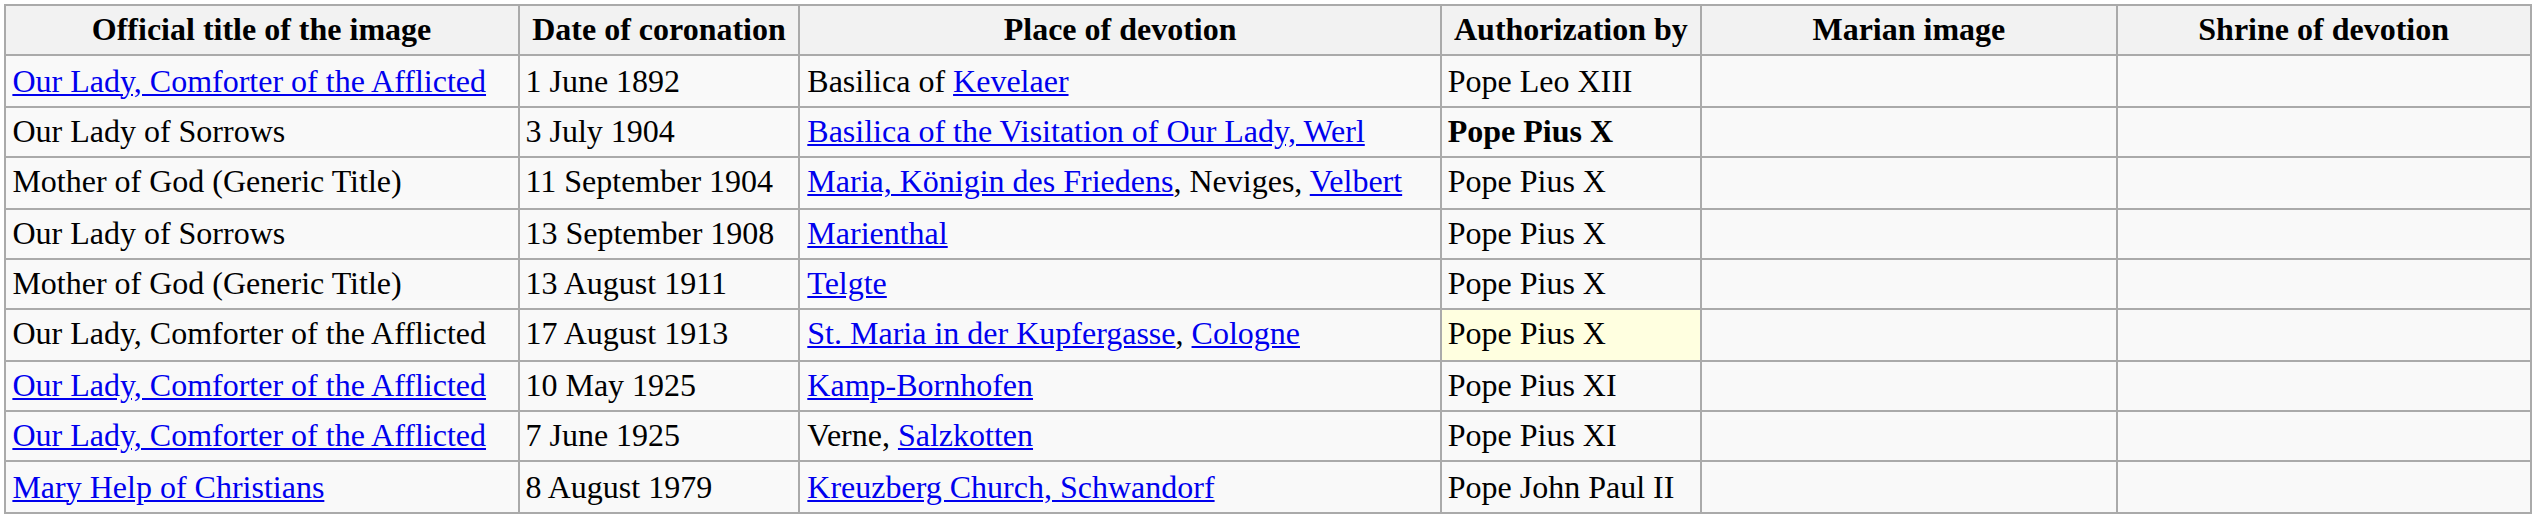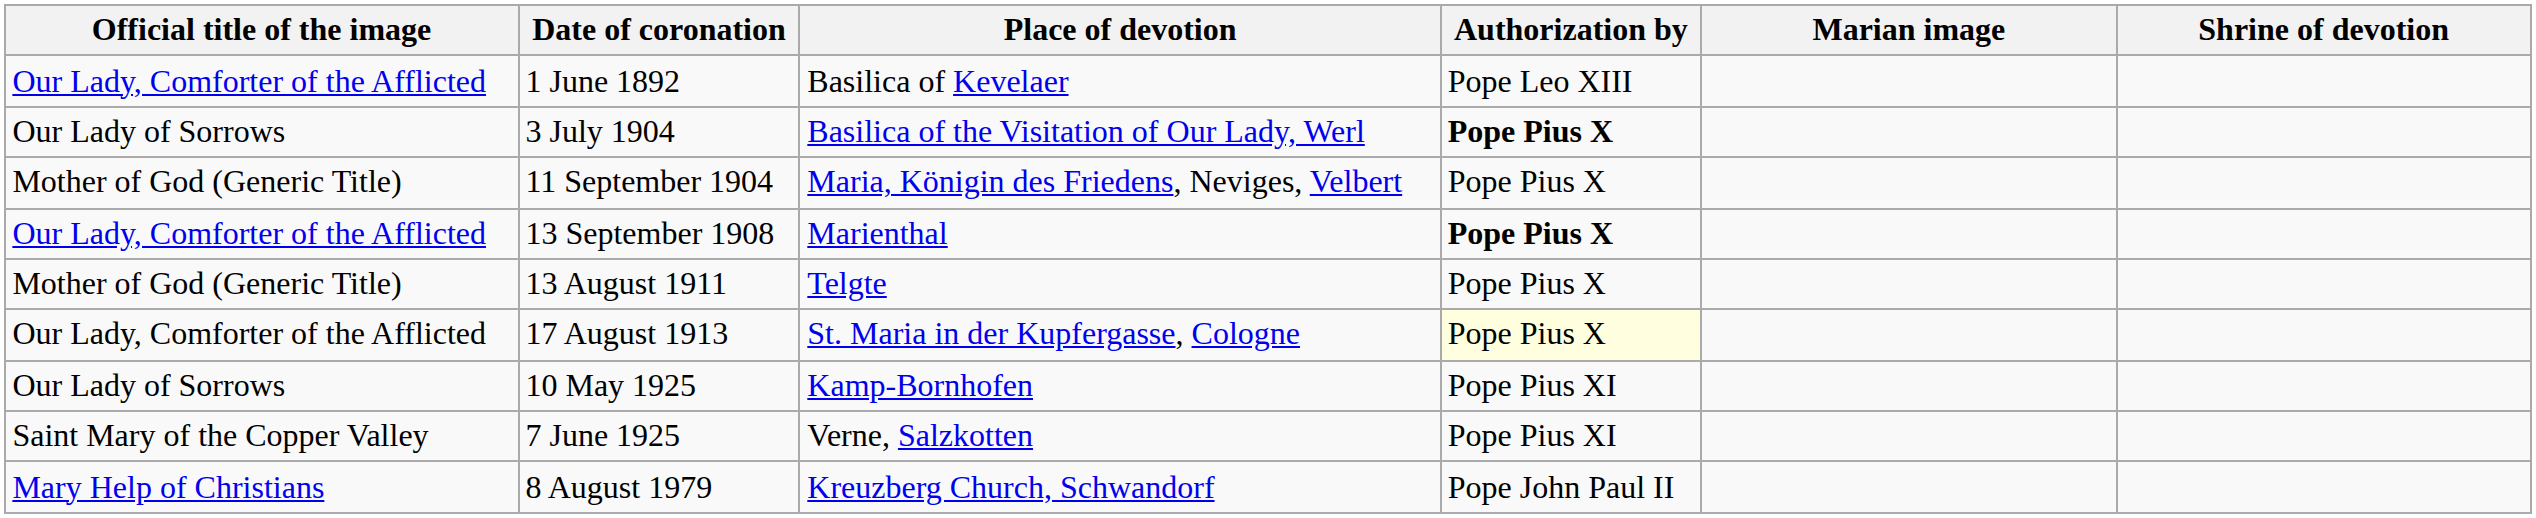(149, 232) Our Lady of Sorrows -> (249, 232) Our Lady, Comforter of the Afflicted
(1527, 232) normal -> (1530, 232) bold
(249, 385) Our Lady, Comforter of the Afflicted -> (149, 385) Our Lady of Sorrows
(249, 435) Our Lady, Comforter of the Afflicted -> (220, 435) Saint Mary of the Copper Valley
